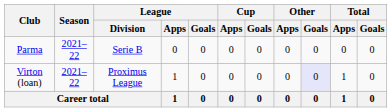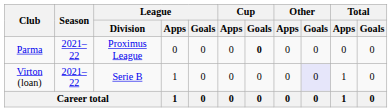(127, 50) Serie B -> (127, 50) Proximus League
(259, 50) normal -> (259, 50) bold
(127, 77) Proximus League -> (127, 77) Serie B
